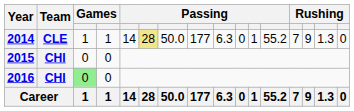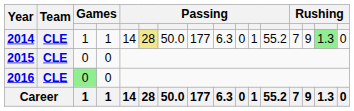(326, 39) no background -> (326, 39) lightgreen background
(55, 58) CHI -> (55, 58) CLE
(55, 77) CHI -> (55, 77) CLE
